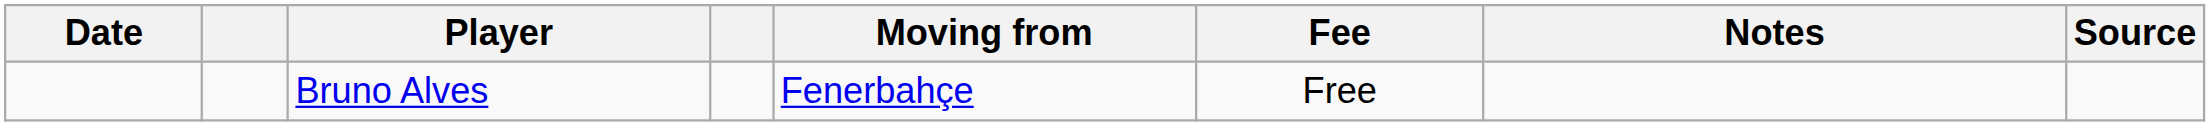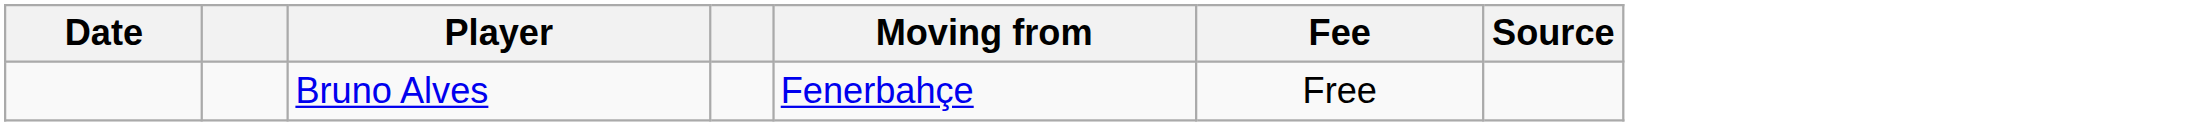- column: (1775, 33)
